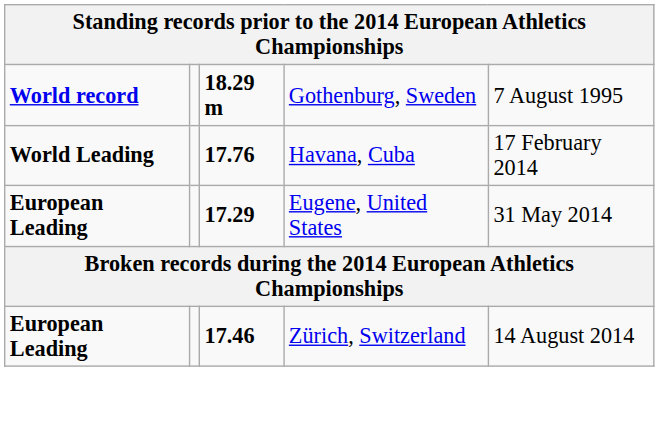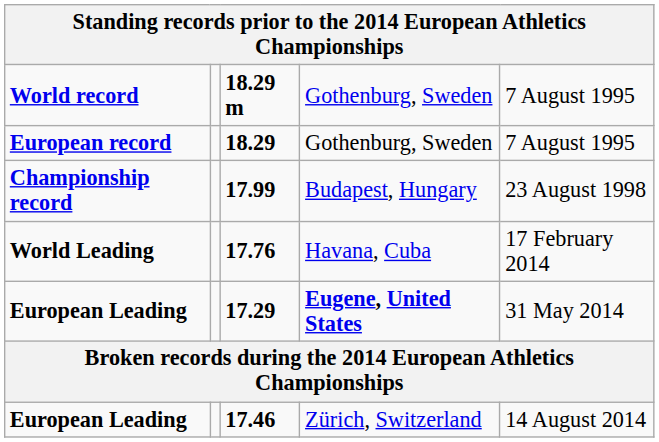+ row: (250, 142)
+ row: (250, 190)
(358, 215) normal -> (378, 311) bold
